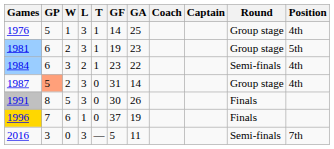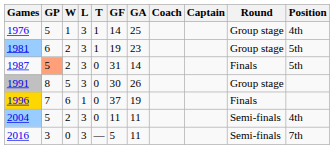- row: (18, 65)
(257, 83) Group stage -> (243, 65) Finals
(296, 83) 4th -> (296, 65) 5th
(243, 100) Finals -> (257, 83) Group stage
+ row: (18, 118)
